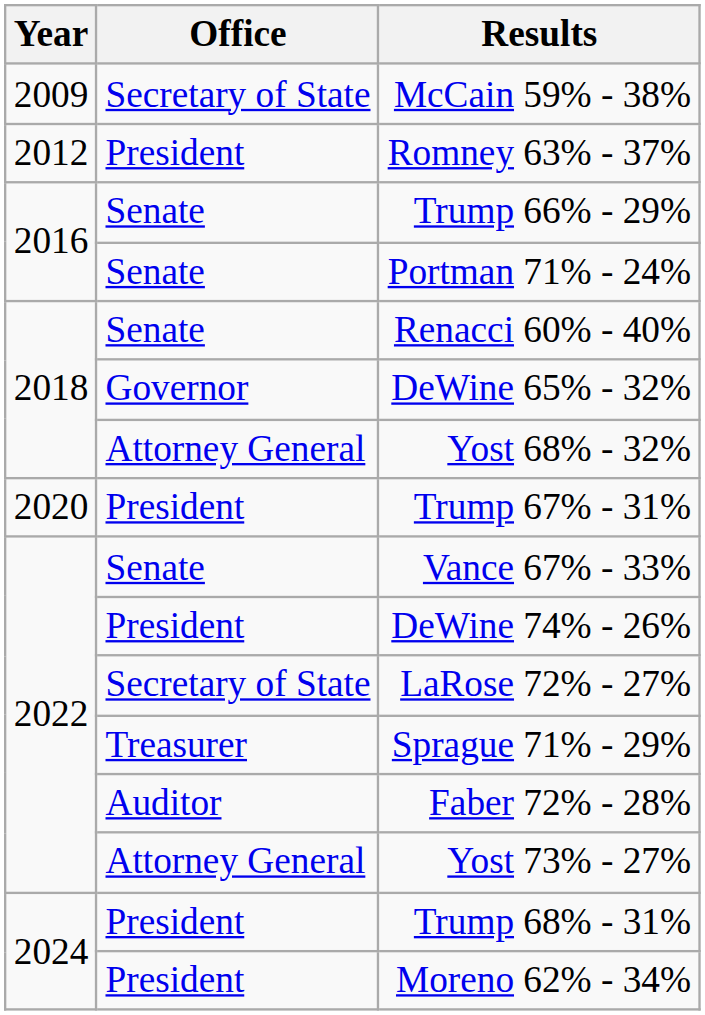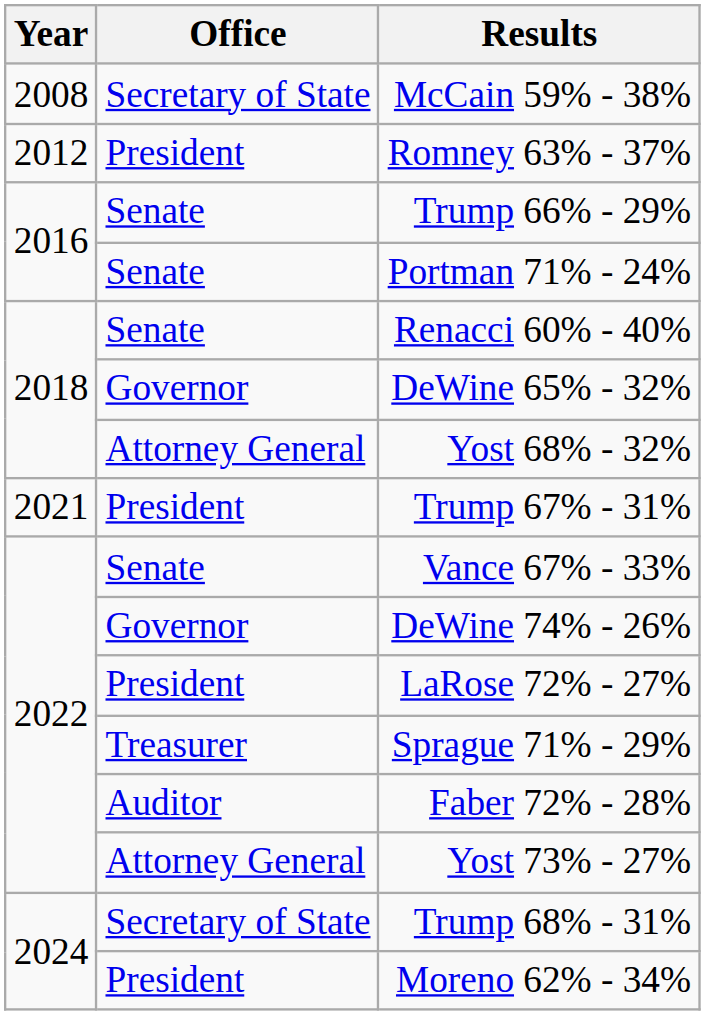(51, 93) 2009 -> (51, 93) 2008
(51, 507) 2020 -> (51, 507) 2021
(175, 625) President -> (177, 625) Governor
(238, 684) Secretary of State -> (175, 684) President
(175, 920) President -> (238, 920) Secretary of State
